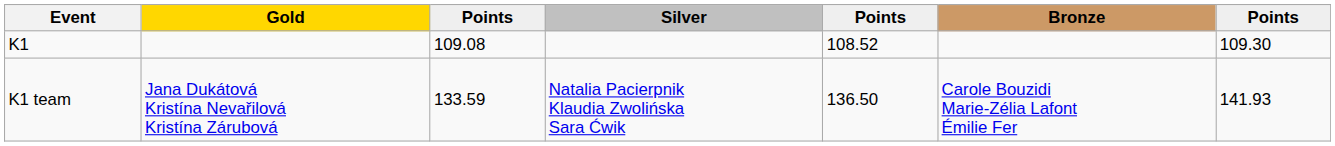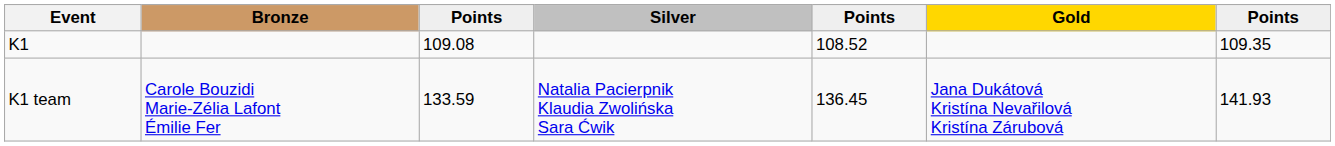columns swapped: (286, 17) <-> (1077, 17)
(1245, 44) 109.30 -> (1245, 44) 109.35
(852, 99) 136.50 -> (842, 99) 136.45
